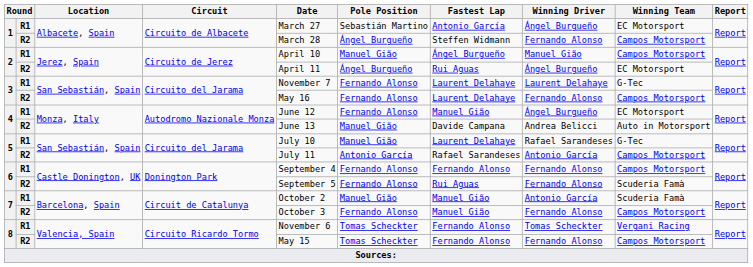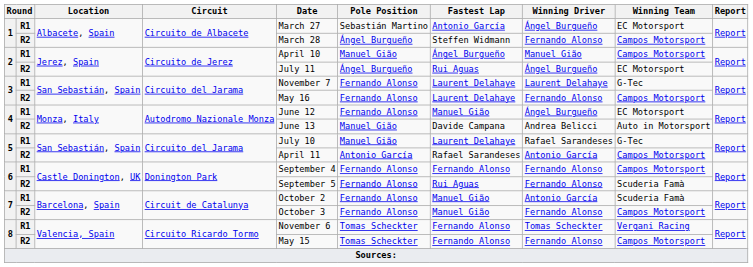(299, 69) April 11 -> (297, 69) July 11
(297, 155) July 11 -> (299, 155) April 11
(368, 198) Manuel Gião -> (379, 198) Fernando Alonso
